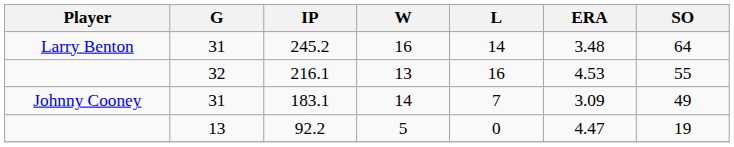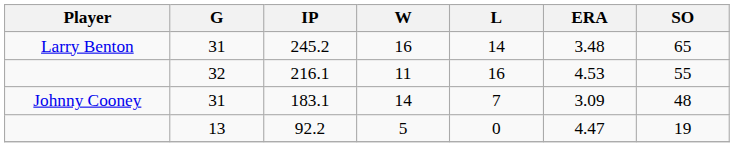(683, 45) 64 -> (683, 45) 65
(403, 73) 13 -> (403, 73) 11
(683, 100) 49 -> (683, 100) 48
